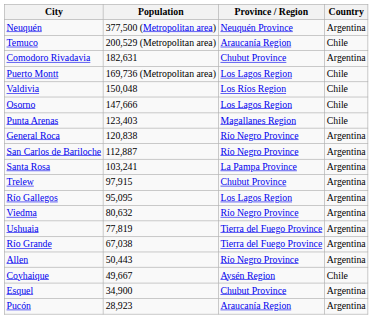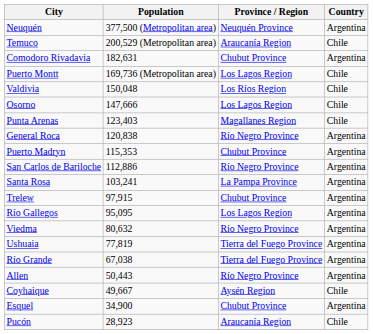+ row: (36, 151)
(121, 151) 112,887 -> (121, 167) 112,886
(346, 306) Argentina -> (337, 321) Chile
